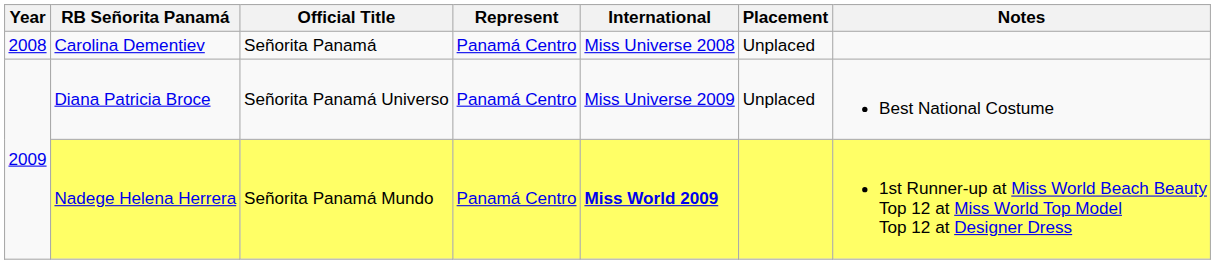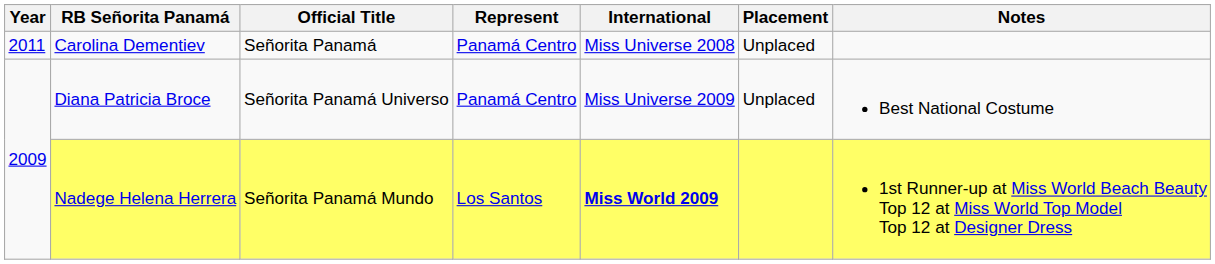(28, 45) 2008 -> (27, 45) 2011
(517, 199) Panamá Centro -> (499, 199) Los Santos
